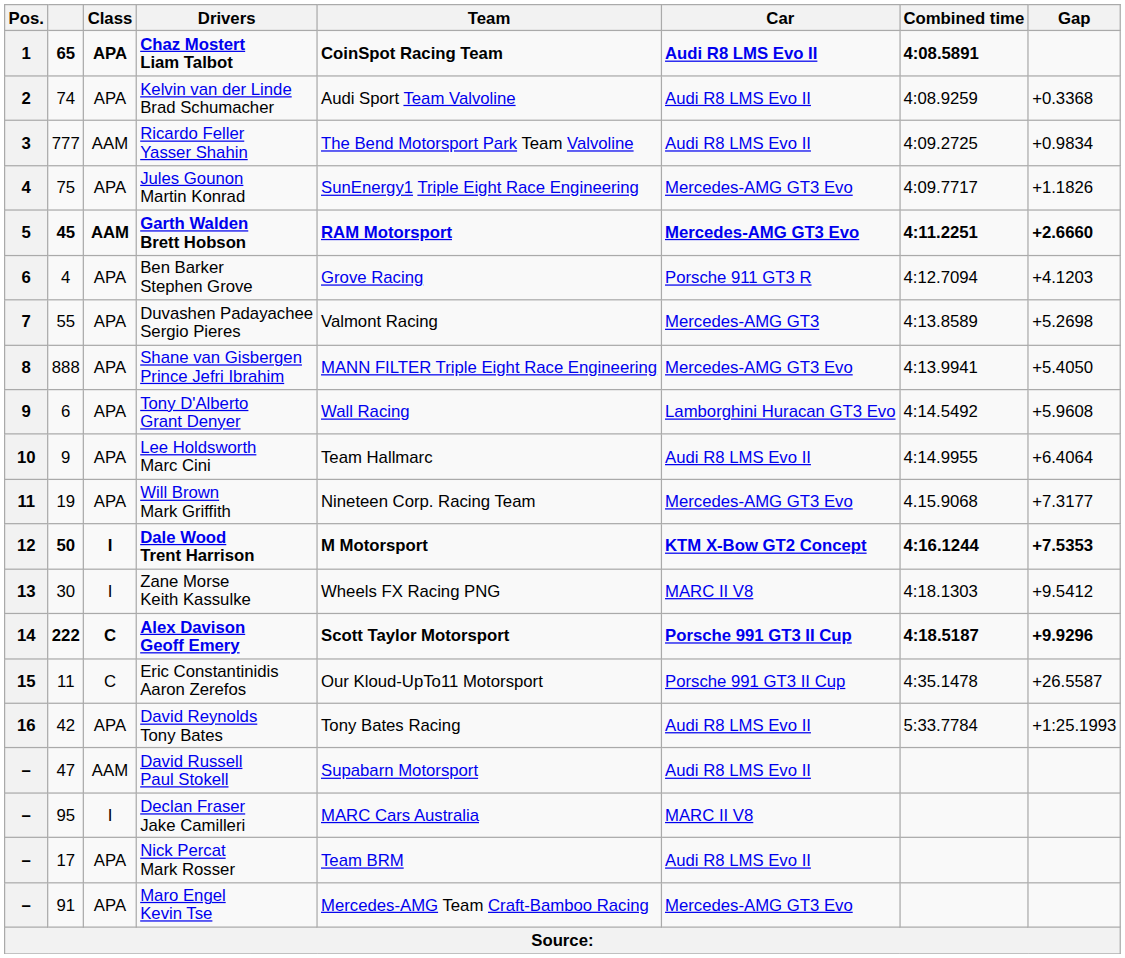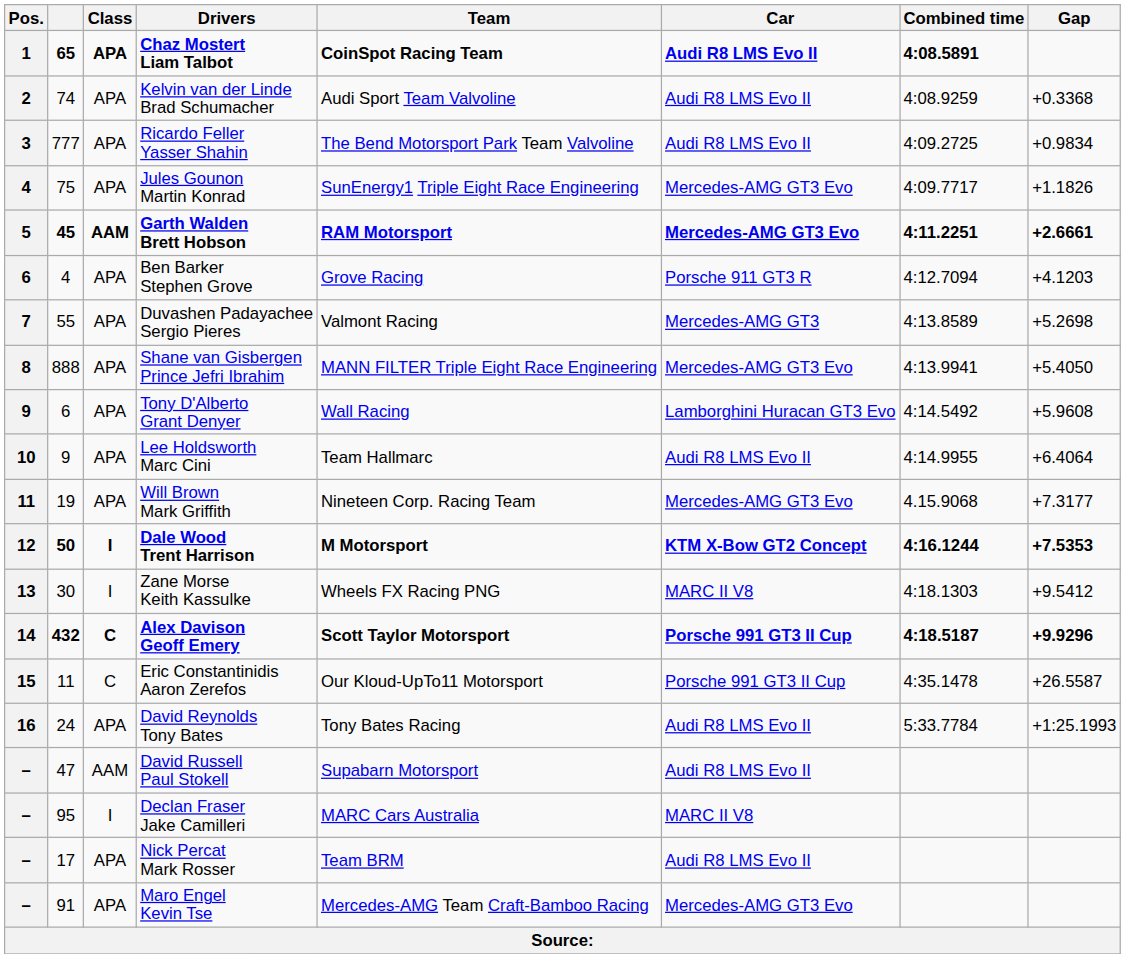(110, 143) AAM -> (110, 143) APA
(1063, 232) +2.6660 -> (1063, 232) +2.6661
(66, 636) 222 -> (66, 636) 432
(66, 725) 42 -> (66, 725) 24
